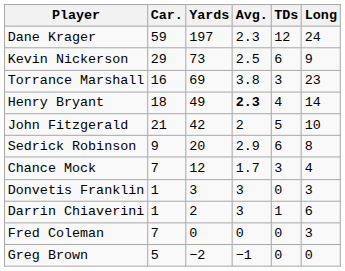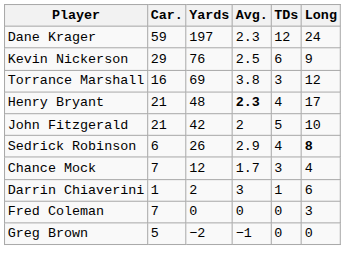(197, 59) 73 -> (197, 59) 76
(313, 81) 23 -> (313, 81) 12
(159, 103) 18 -> (159, 103) 21
(197, 103) 49 -> (197, 103) 48
(313, 103) 14 -> (313, 103) 17
(155, 146) 9 -> (155, 146) 6
(197, 146) 20 -> (197, 146) 26
(278, 146) 6 -> (278, 146) 4
(309, 146) normal -> (309, 146) bold
- row: (76, 190)
